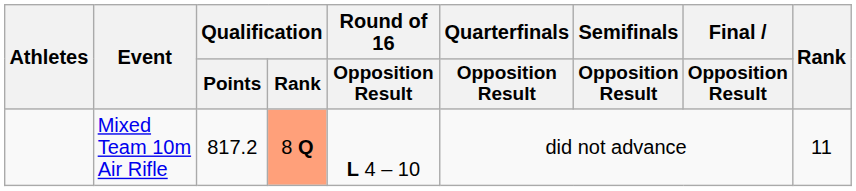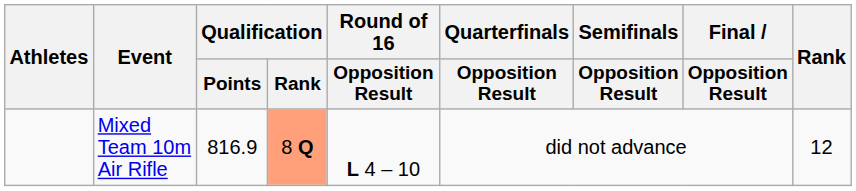(232, 148) 817.2 -> (232, 148) 816.9
(821, 148) 11 -> (821, 148) 12
